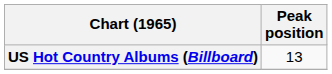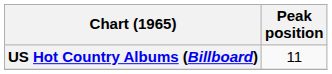(294, 57) 13 -> (294, 57) 11
